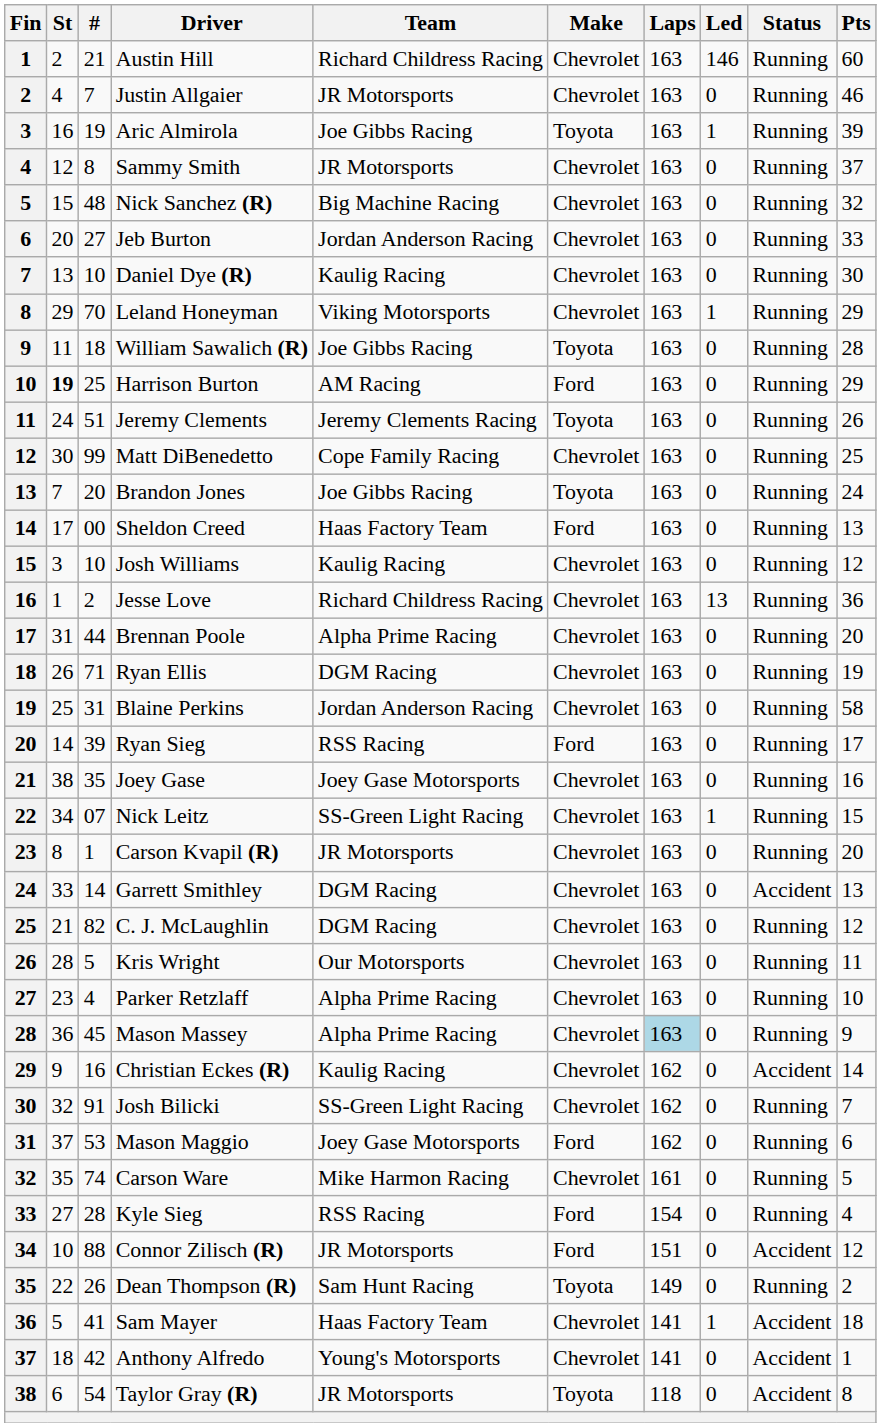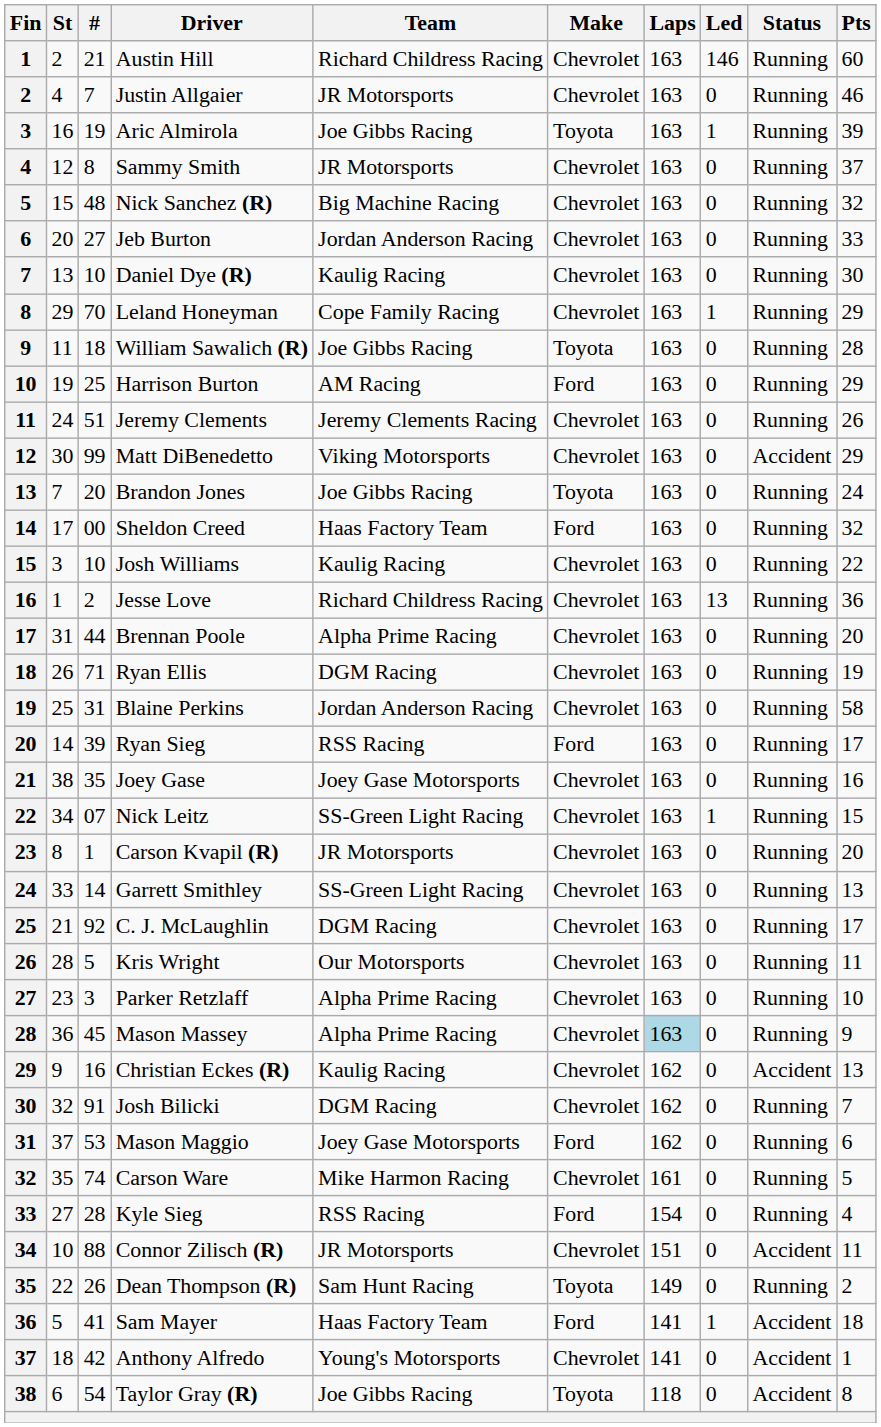(404, 311) Viking Motorsports -> (409, 311) Cope Family Racing
(63, 383) bold -> (63, 383) normal
(583, 419) Toyota -> (596, 419) Chevrolet
(409, 455) Cope Family Racing -> (404, 455) Viking Motorsports
(790, 455) Running -> (792, 455) Accident
(853, 455) 25 -> (853, 455) 29
(853, 527) 13 -> (853, 527) 32
(853, 564) 12 -> (853, 564) 22
(377, 888) DGM Racing -> (421, 888) SS-Green Light Racing
(792, 888) Accident -> (790, 888) Running
(95, 924) 82 -> (95, 924) 92
(853, 924) 12 -> (853, 924) 17
(89, 997) 4 -> (89, 997) 3
(853, 1069) 14 -> (853, 1069) 13
(421, 1105) SS-Green Light Racing -> (377, 1105) DGM Racing
(574, 1249) Ford -> (596, 1249) Chevrolet
(853, 1249) 12 -> (852, 1249) 11
(596, 1321) Chevrolet -> (574, 1321) Ford
(386, 1394) JR Motorsports -> (395, 1394) Joe Gibbs Racing
